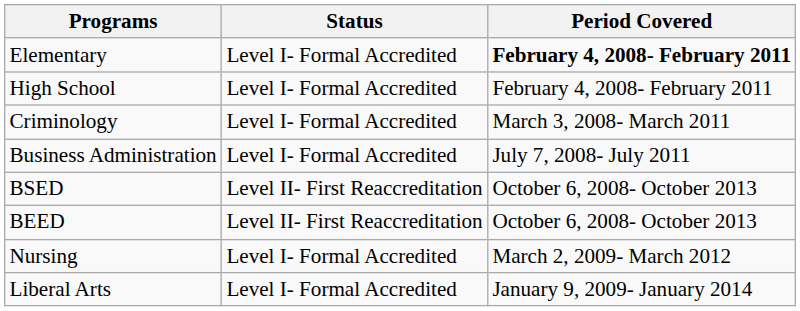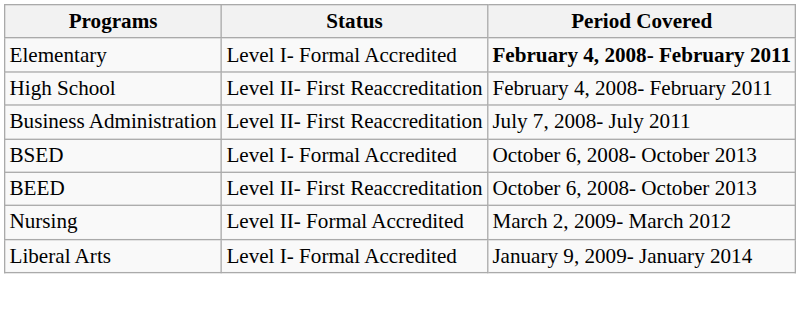(342, 88) Level I- Formal Accredited -> (355, 88) Level II- First Reaccreditation
- row: (64, 121)
(342, 155) Level I- Formal Accredited -> (355, 121) Level II- First Reaccreditation
(355, 188) Level II- First Reaccreditation -> (342, 155) Level I- Formal Accredited
(342, 255) Level I- Formal Accredited -> (345, 222) Level II- Formal Accredited
